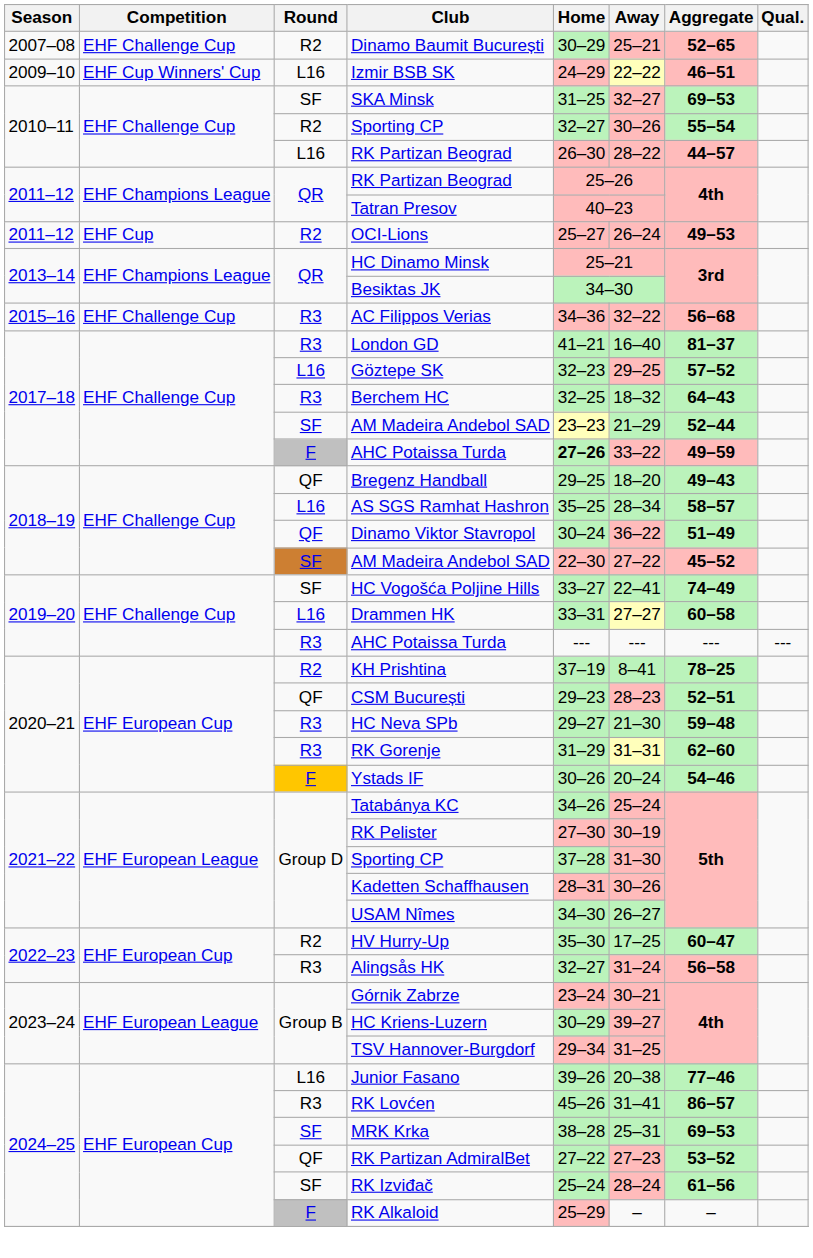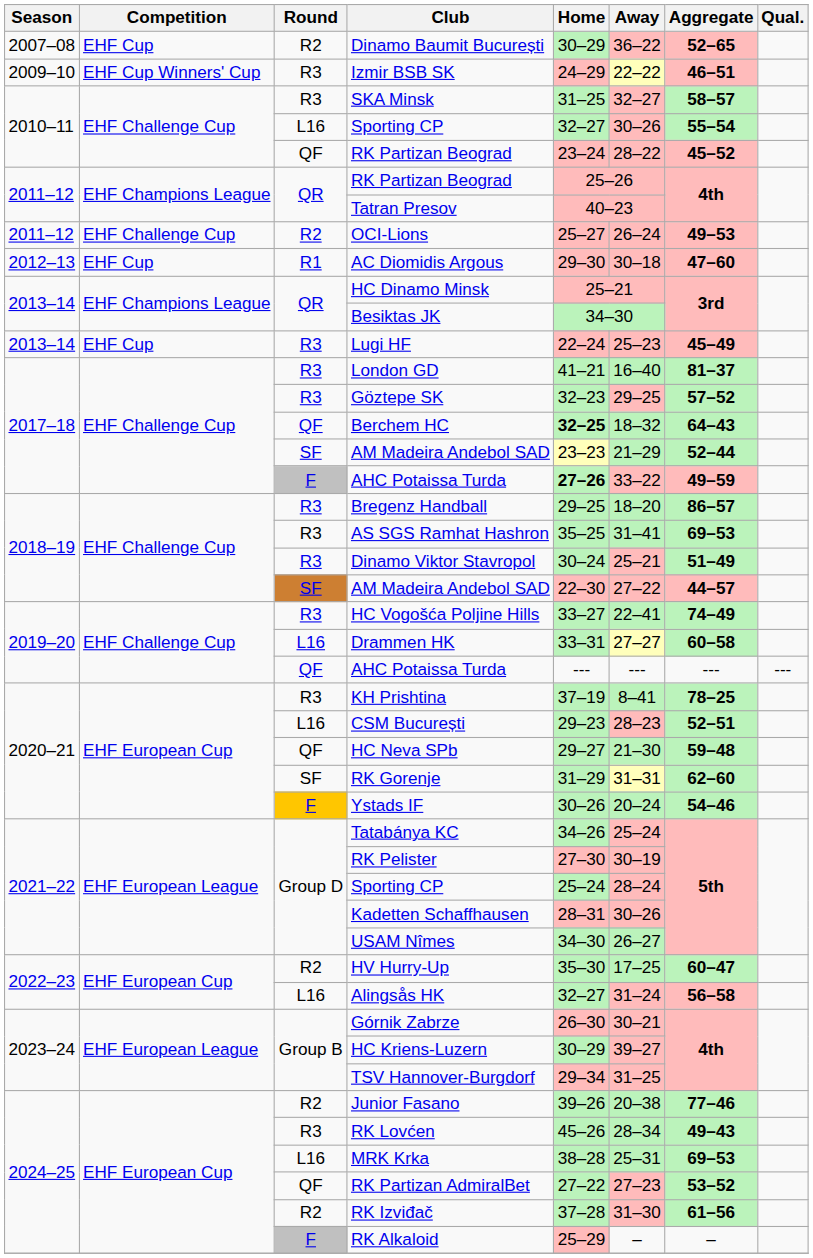(159, 45) EHF Challenge Cup -> (118, 45) EHF Cup
(637, 45) 25–21 -> (637, 45) 36–22
(311, 72) L16 -> (311, 72) R3
(311, 99) SF -> (311, 99) R3
(711, 99) 69–53 -> (711, 99) 58–57
(311, 126) R2 -> (311, 126) L16
(311, 153) L16 -> (311, 153) QF
(582, 153) 26–30 -> (582, 153) 23–24
(711, 153) 44–57 -> (711, 153) 45–52
(118, 235) EHF Cup -> (159, 235) EHF Challenge Cup
+ row: (42, 262)
+ row: (42, 343)
- row: (42, 316)
(311, 371) L16 -> (311, 398) R3
(311, 398) R3 -> (311, 425) QF
(582, 398) normal -> (582, 425) bold
(311, 479) QF -> (311, 506) R3
(711, 479) 49–43 -> (711, 506) 86–57
(311, 506) L16 -> (311, 533) R3
(637, 506) 28–34 -> (637, 533) 31–41
(711, 506) 58–57 -> (711, 533) 69–53
(311, 533) QF -> (311, 561) R3
(637, 533) 36–22 -> (637, 561) 25–21
(711, 561) 45–52 -> (711, 588) 44–57
(311, 588) SF -> (311, 615) R3
(311, 642) R3 -> (311, 669) QF
(311, 669) R2 -> (311, 696) R3
(311, 696) QF -> (311, 724) L16
(311, 724) R3 -> (311, 751) QF
(311, 751) R3 -> (311, 778) SF
(582, 859) 37–28 -> (582, 886) 25–24
(637, 859) 31–30 -> (637, 886) 28–24
(311, 968) R3 -> (311, 995) L16
(582, 995) 23–24 -> (582, 1022) 26–30
(311, 1076) L16 -> (311, 1104) R2
(637, 1104) 31–41 -> (637, 1131) 28–34
(711, 1104) 86–57 -> (711, 1131) 49–43
(311, 1131) SF -> (311, 1158) L16
(311, 1185) SF -> (311, 1212) R2
(582, 1185) 25–24 -> (582, 1212) 37–28
(637, 1185) 28–24 -> (637, 1212) 31–30
